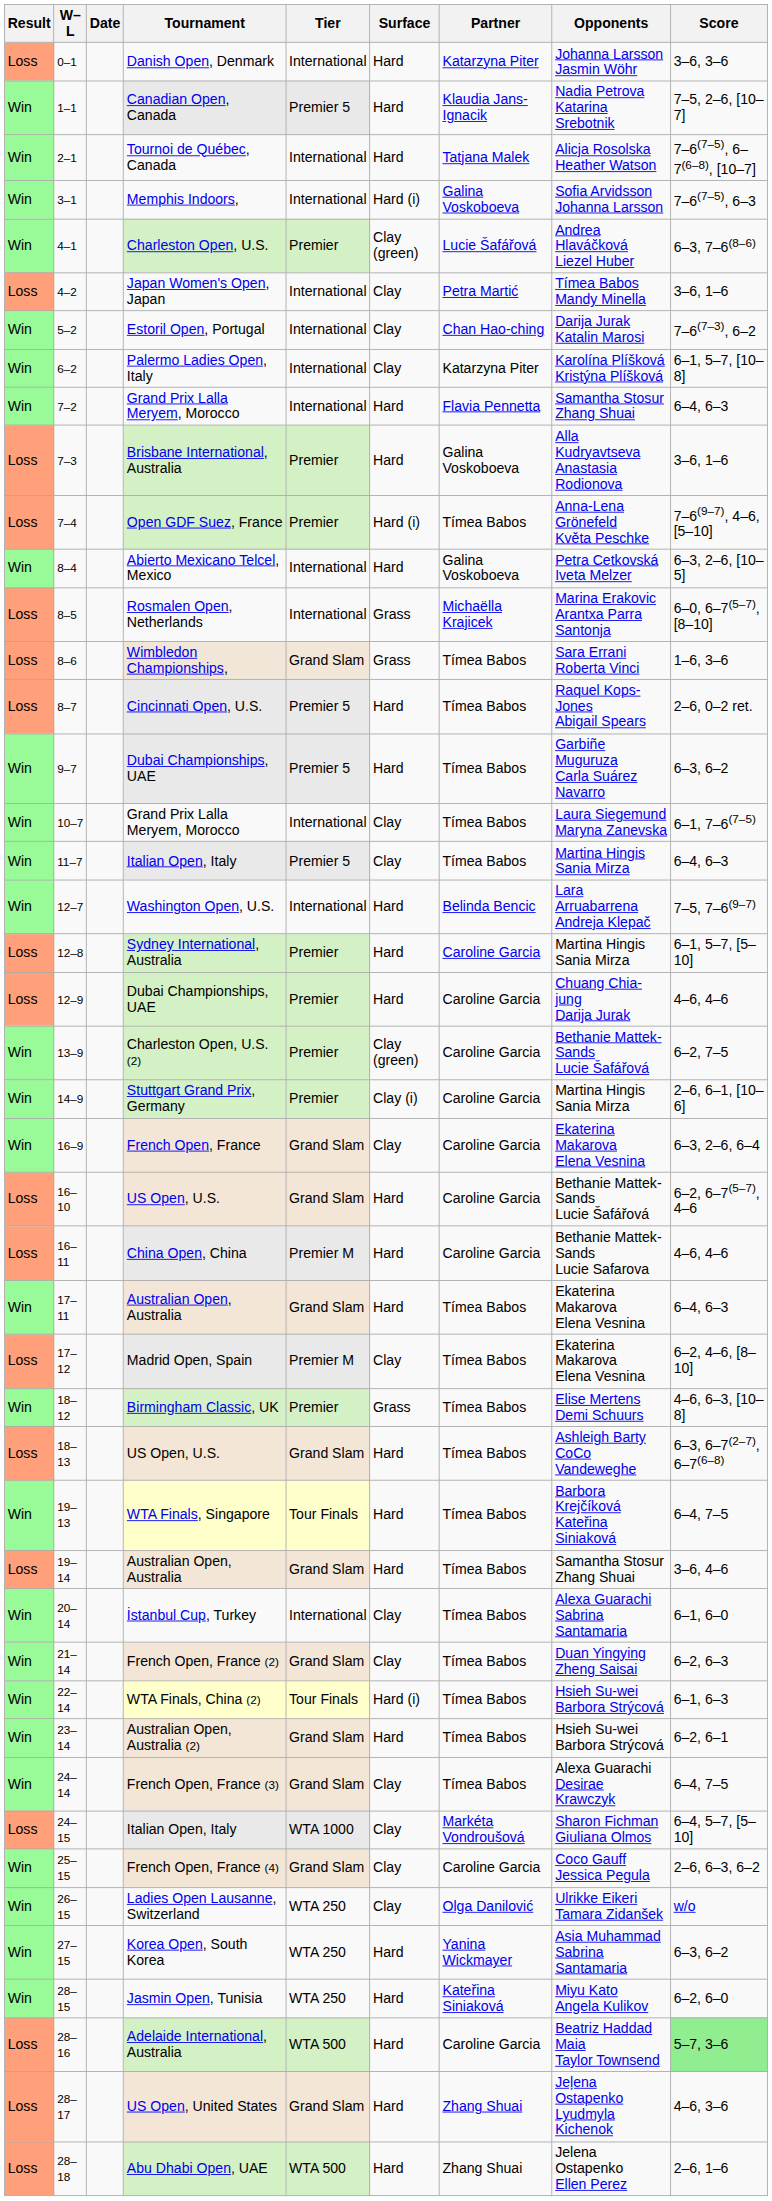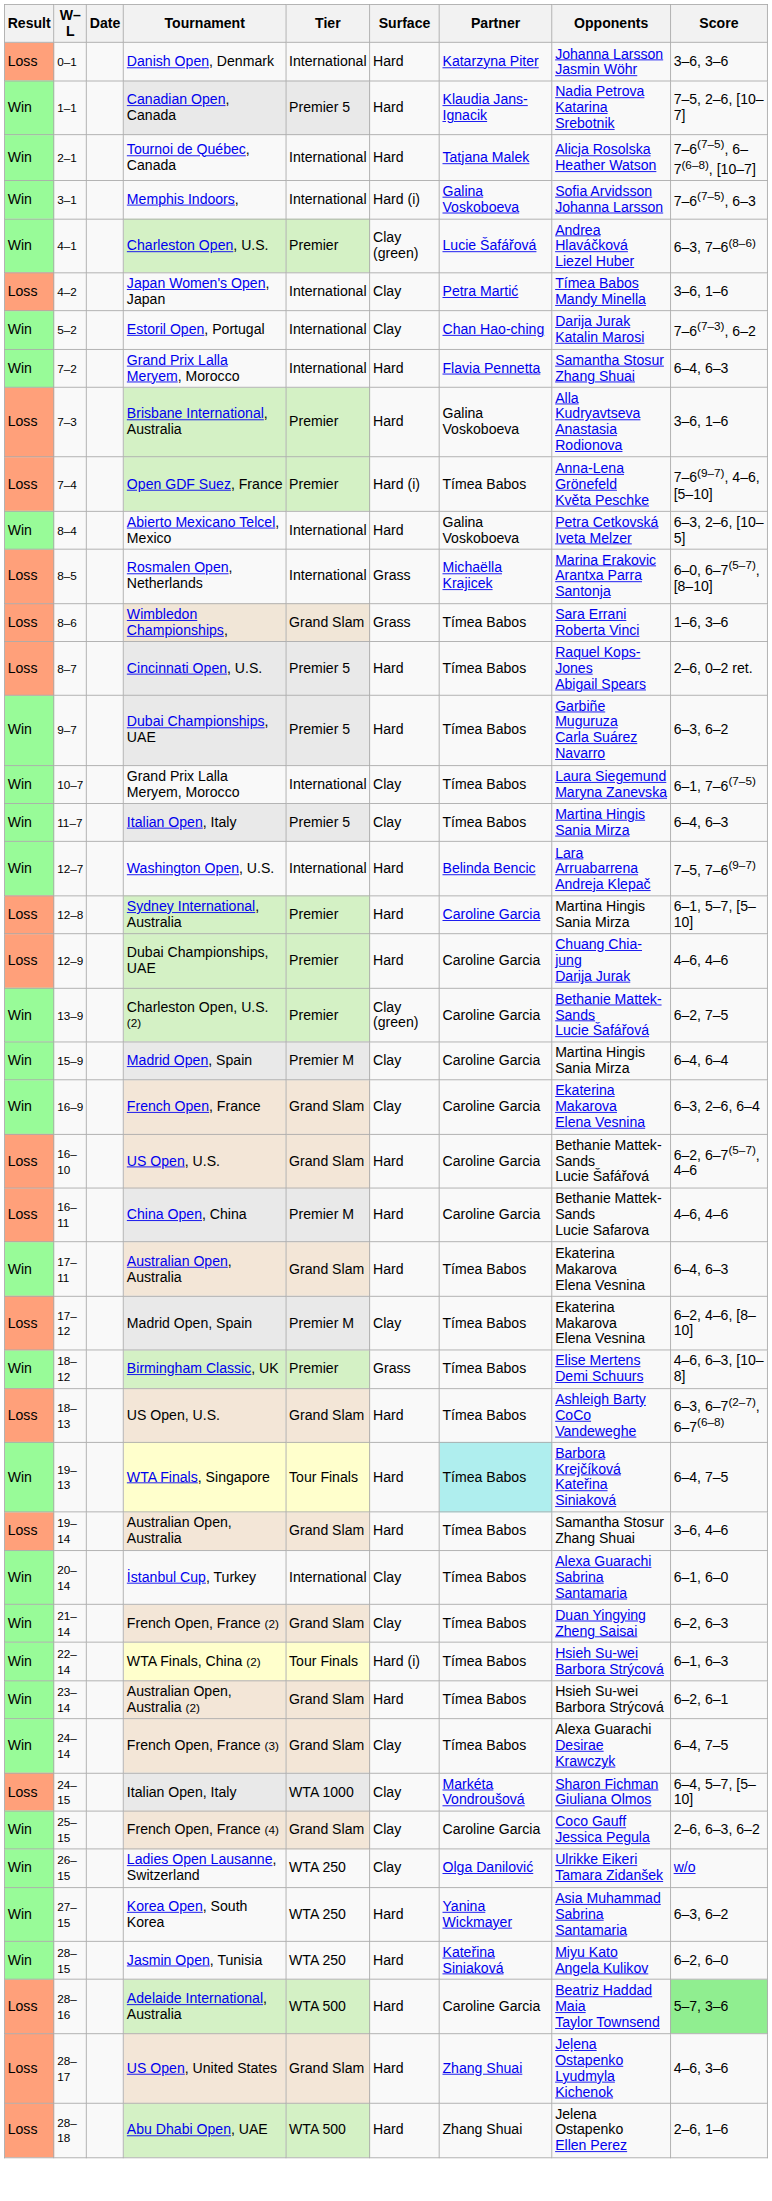- row: (67, 369)
- row: (70, 1100)
+ row: (70, 1061)
(484, 1515) no background -> (484, 1477) paleturquoise background
